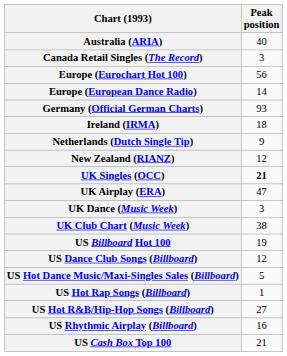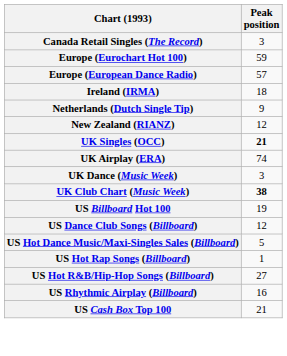- row: (123, 41)
(262, 74) 56 -> (262, 58) 59
(262, 91) 14 -> (262, 74) 57
- row: (123, 108)
(262, 192) 47 -> (262, 158) 74
(262, 225) normal -> (262, 192) bold
